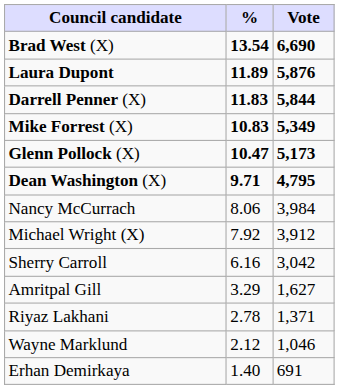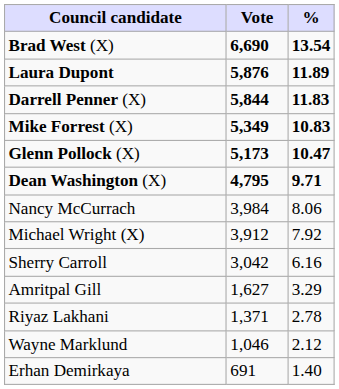columns swapped: (304, 18) <-> (250, 18)
